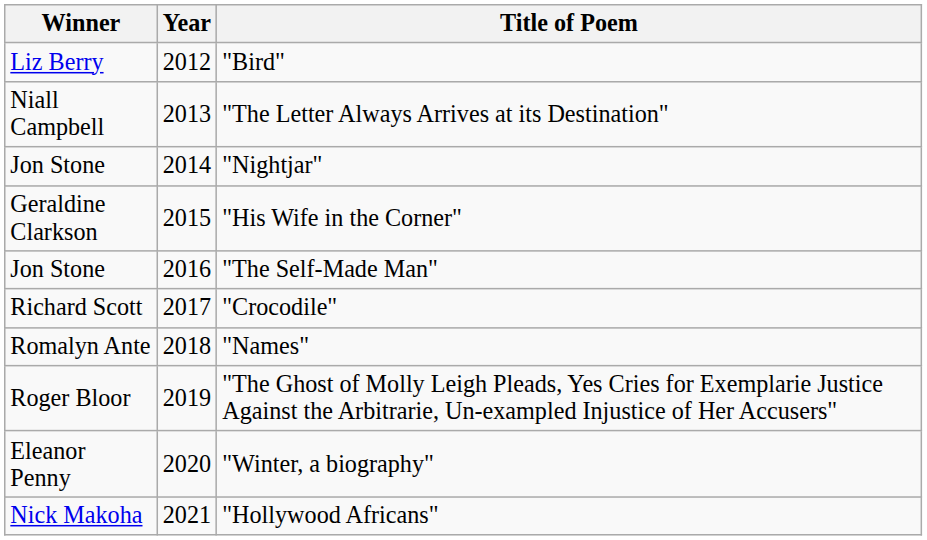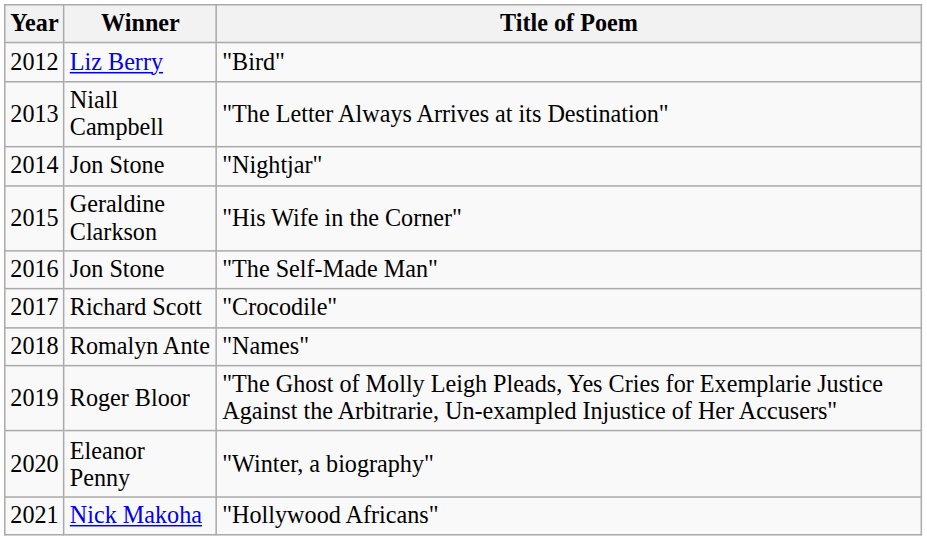columns swapped: (187, 23) <-> (81, 23)
